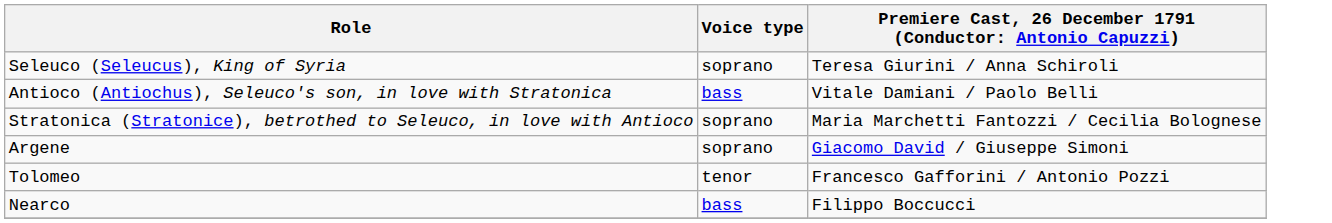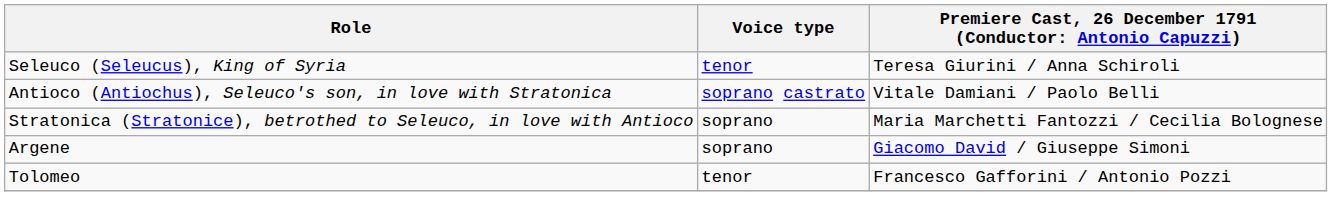(737, 66) soprano -> (727, 66) tenor
(722, 94) bass -> (783, 94) soprano castrato
- row: (39, 205)
